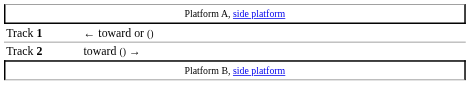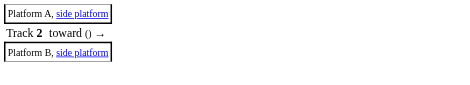- row: (24, 32)
